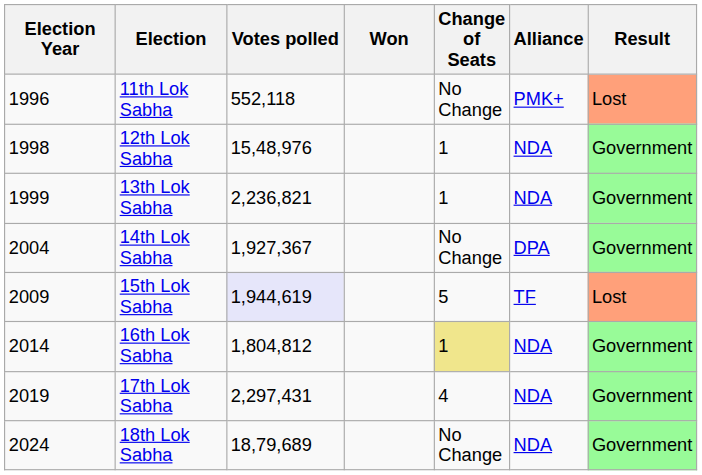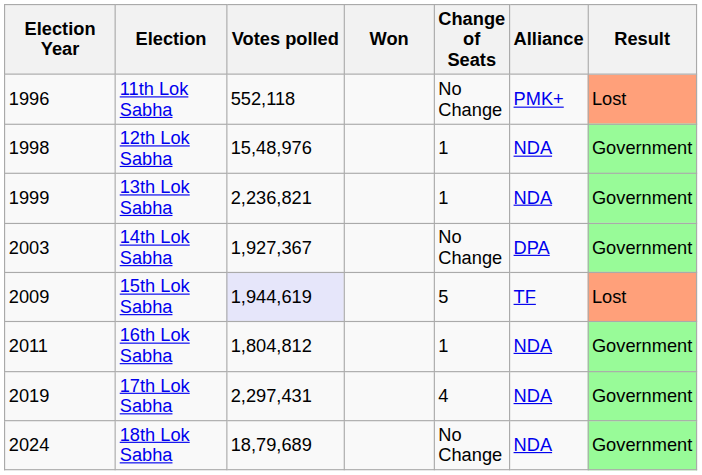(29, 247) 2004 -> (29, 247) 2003
(29, 346) 2014 -> (28, 346) 2011
(443, 346) khaki background -> (443, 346) no background
